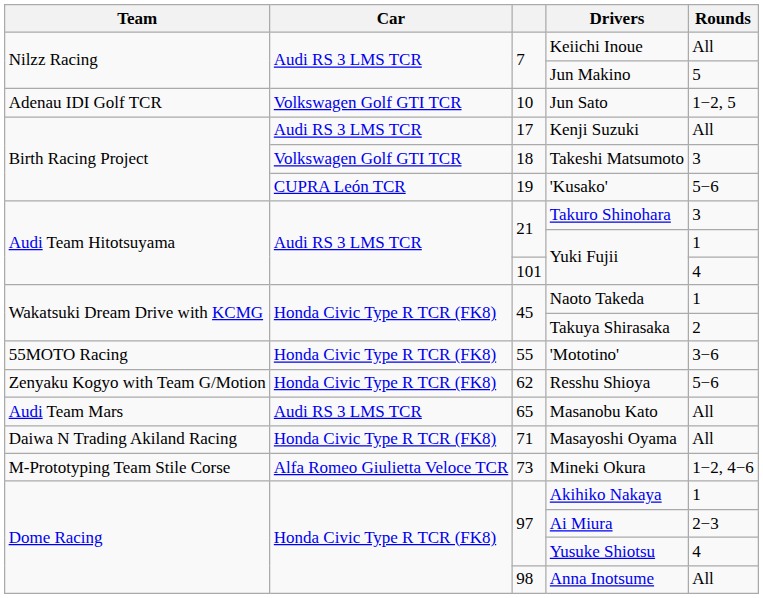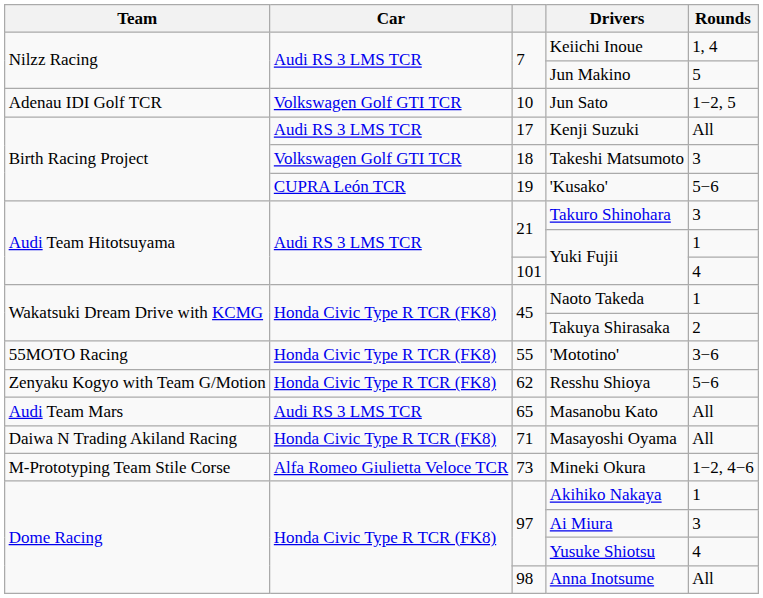(703, 46) All -> (705, 46) 1, 4
(705, 522) 2−3 -> (696, 522) 3
